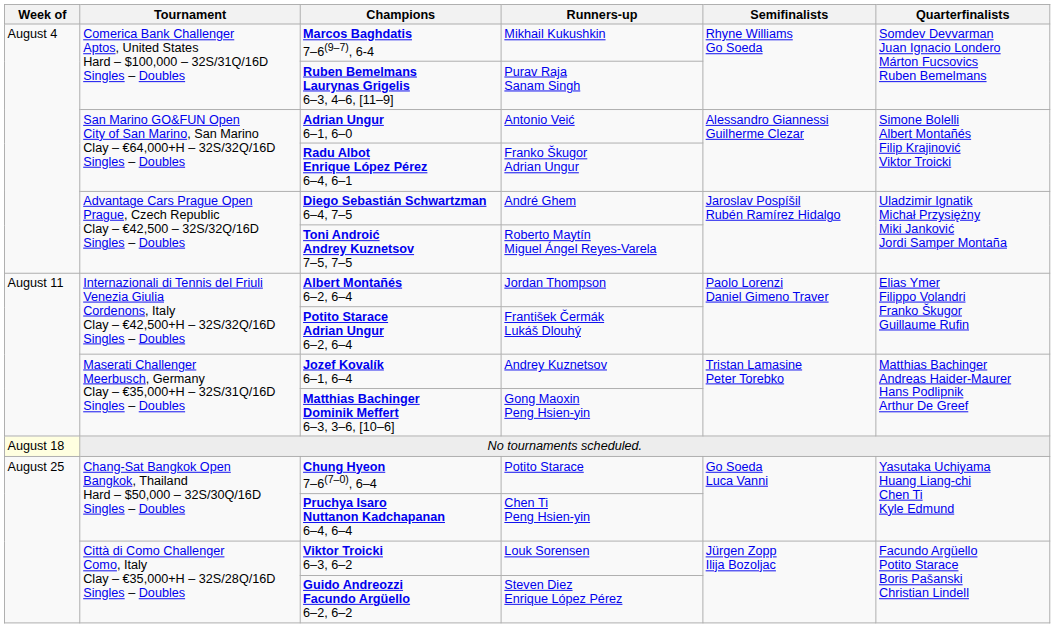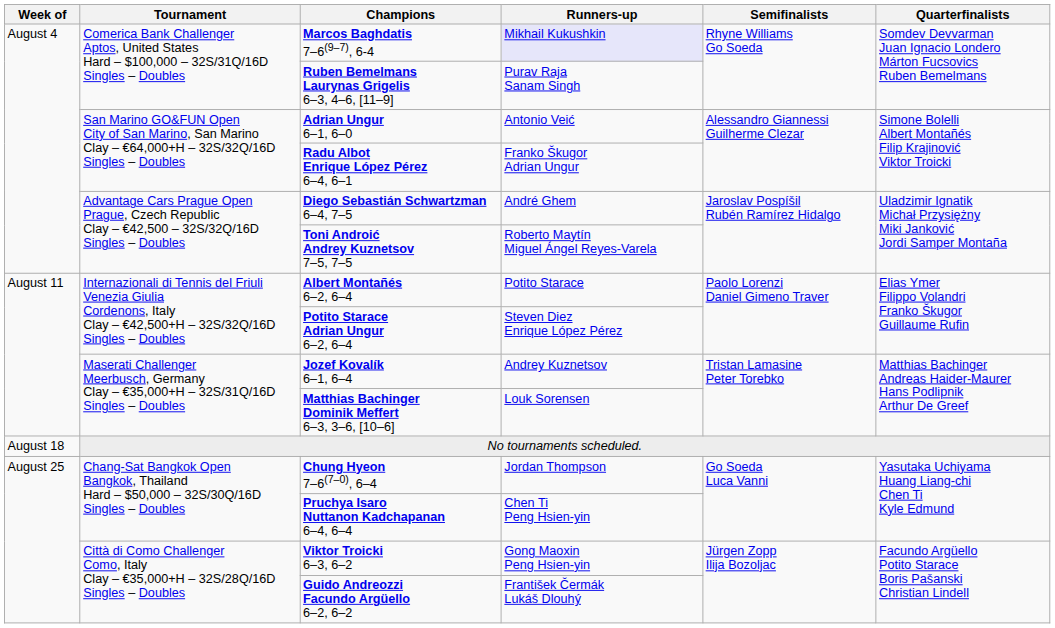(555, 34) no background -> (555, 34) lavender background
(555, 282) Jordan Thompson -> (544, 282) Potito Starace
(554, 323) František Čermák Lukáš Dlouhý -> (563, 323) Steven Diez Enrique López Pérez
(547, 405) Gong Maoxin Peng Hsien-yin -> (547, 398) Louk Sorensen
(36, 446) lightyellow background -> (36, 446) no background
(544, 466) Potito Starace -> (555, 466) Jordan Thompson
(547, 551) Louk Sorensen -> (547, 558) Gong Maoxin Peng Hsien-yin
(563, 592) Steven Diez Enrique López Pérez -> (554, 592) František Čermák Lukáš Dlouhý
